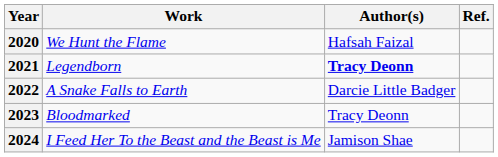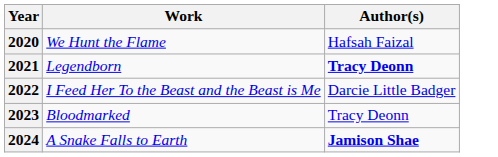- column: (476, 16)
(117, 90) A Snake Falls to Earth -> (183, 90) I Feed Her To the Beast and the Beast is Me
(183, 139) I Feed Her To the Beast and the Beast is Me -> (117, 139) A Snake Falls to Earth
(370, 139) normal -> (373, 139) bold
